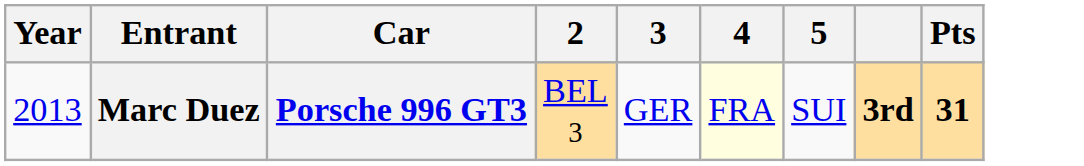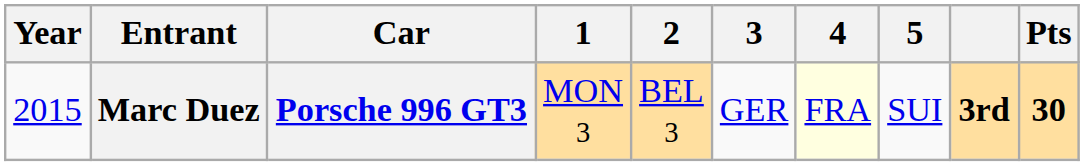+ column: (583, 33)
(47, 109) 2013 -> (47, 109) 2015
(953, 109) 31 -> (1049, 109) 30
